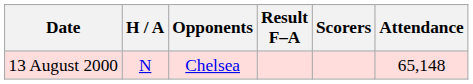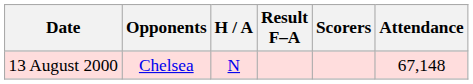columns swapped: (213, 27) <-> (145, 27)
(422, 65) 65,148 -> (422, 65) 67,148
